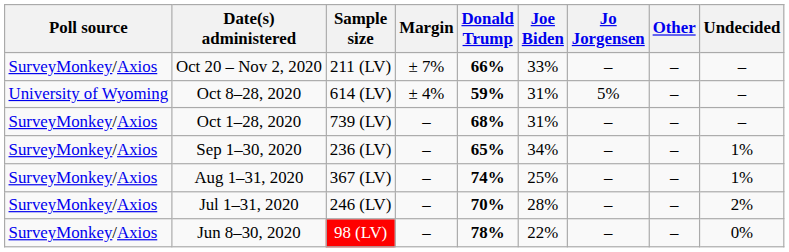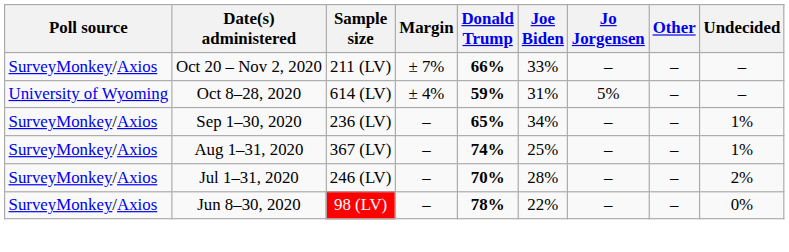- row: (249, 122)
